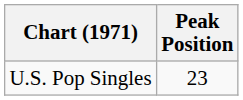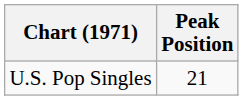(197, 77) 23 -> (197, 77) 21
